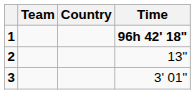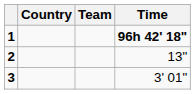columns swapped: (38, 15) <-> (86, 15)
